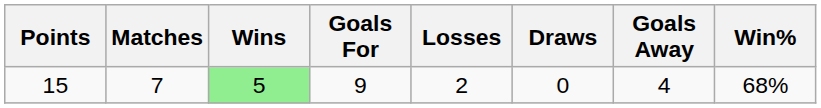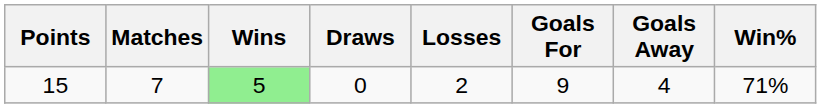columns swapped: (563, 36) <-> (360, 36)
(765, 85) 68% -> (765, 85) 71%
